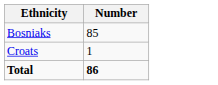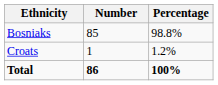+ column: (181, 13)
